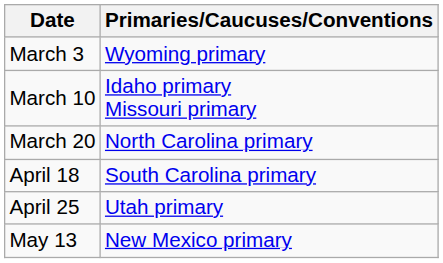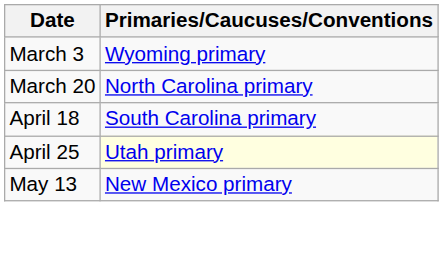- row: (52, 97)
(164, 207) no background -> (164, 151) lightyellow background
